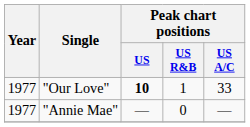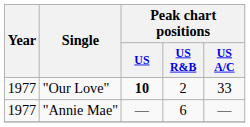(183, 88) 1 -> (183, 88) 2
(183, 111) 0 -> (183, 111) 6
